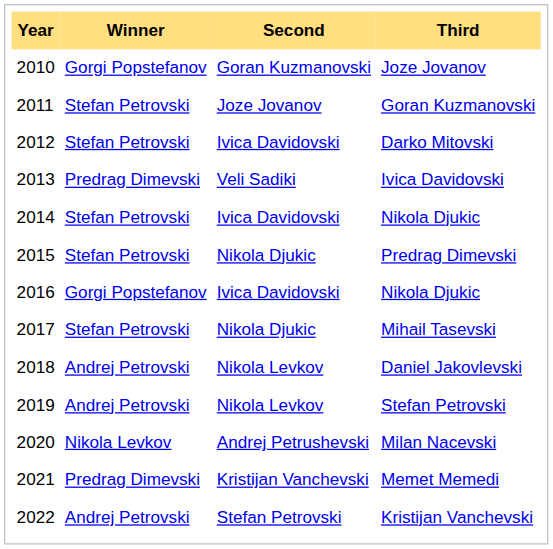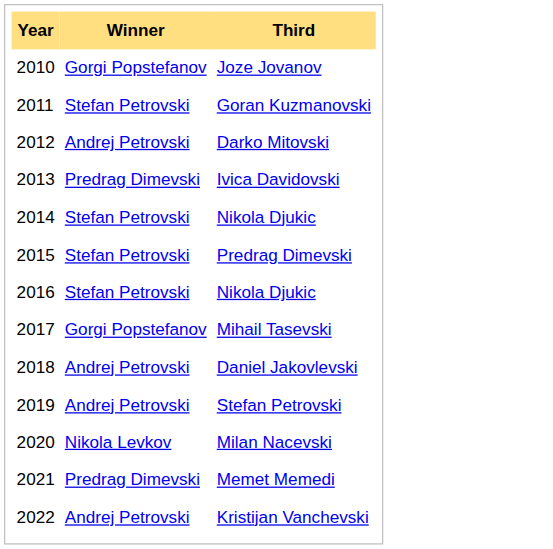- column: (294, 30)
(127, 142) Stefan Petrovski -> (127, 142) Andrej Petrovski
(136, 292) Gorgi Popstefanov -> (127, 292) Stefan Petrovski
(127, 330) Stefan Petrovski -> (136, 330) Gorgi Popstefanov
